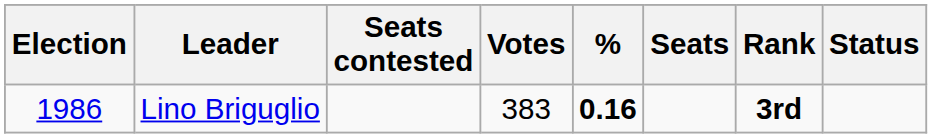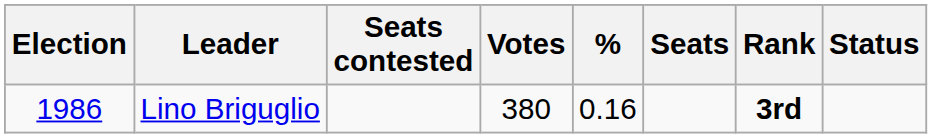(526, 108) 383 -> (526, 108) 380
(608, 108) bold -> (608, 108) normal
